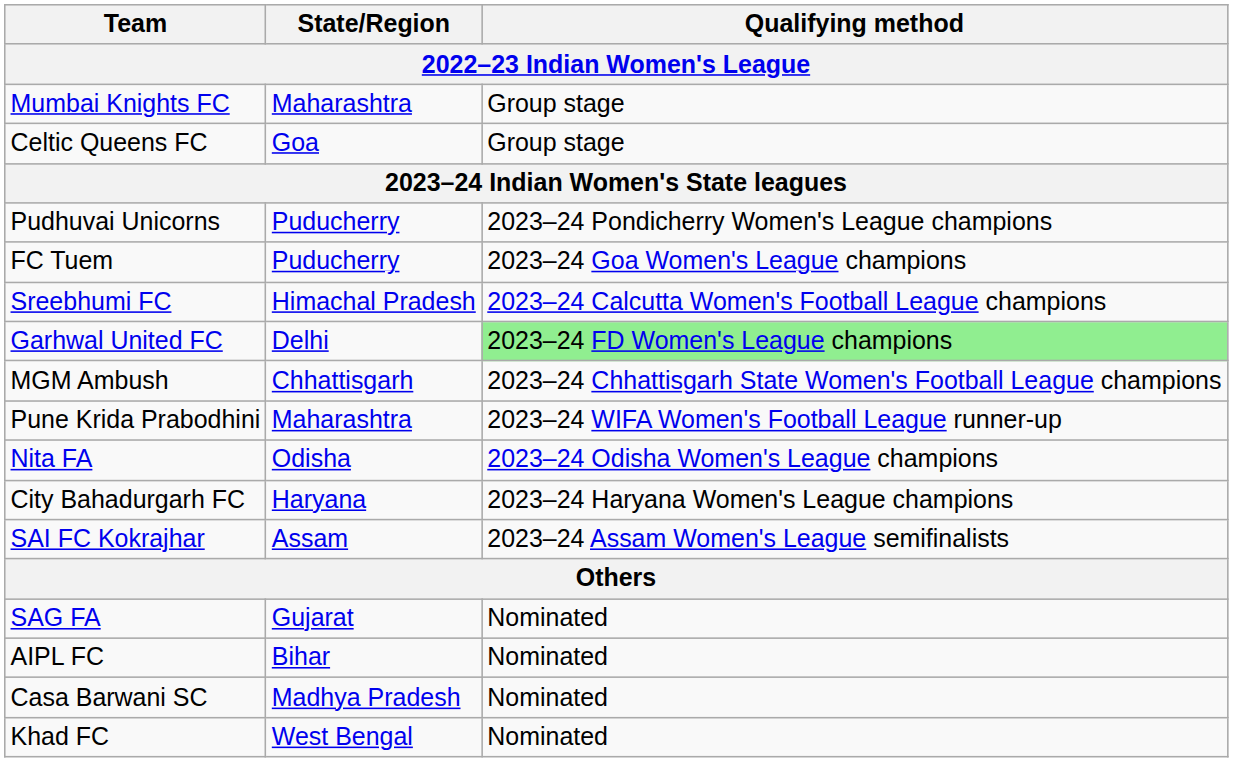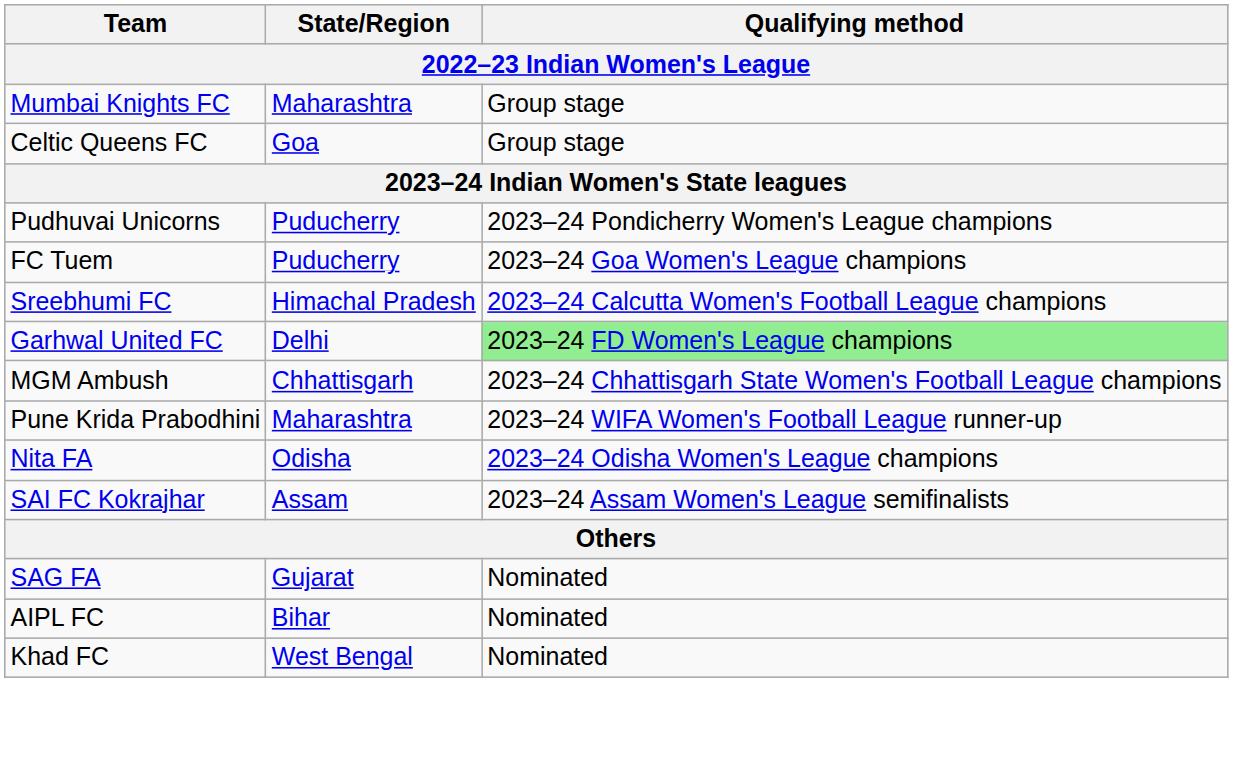- row: (128, 499)
- row: (109, 697)
